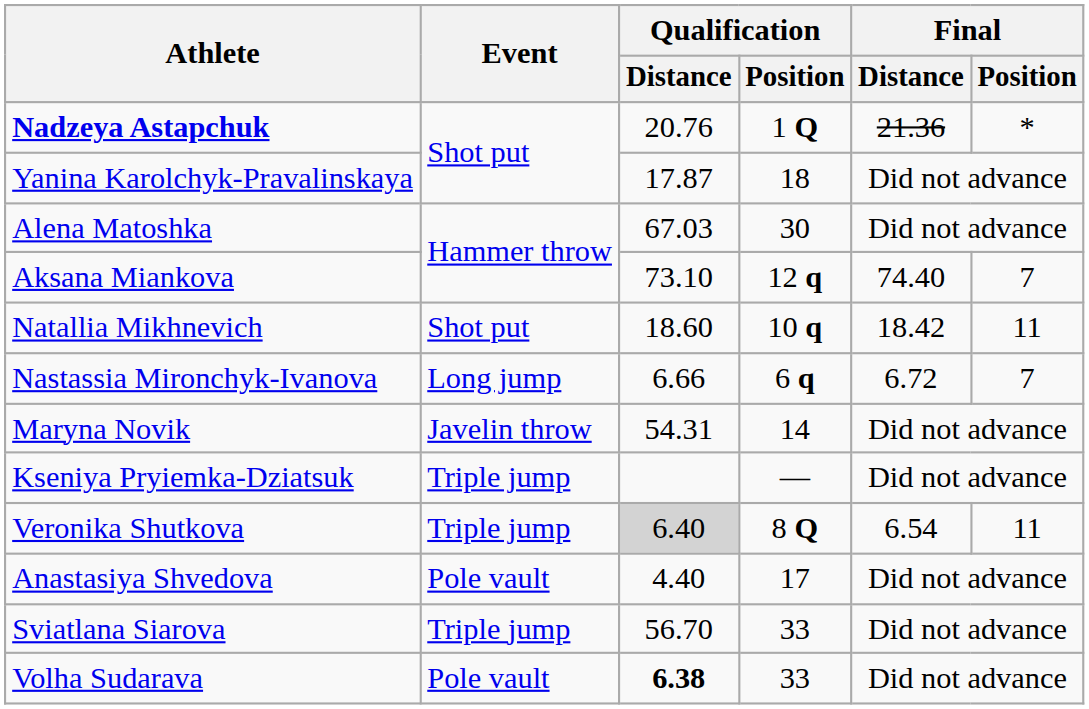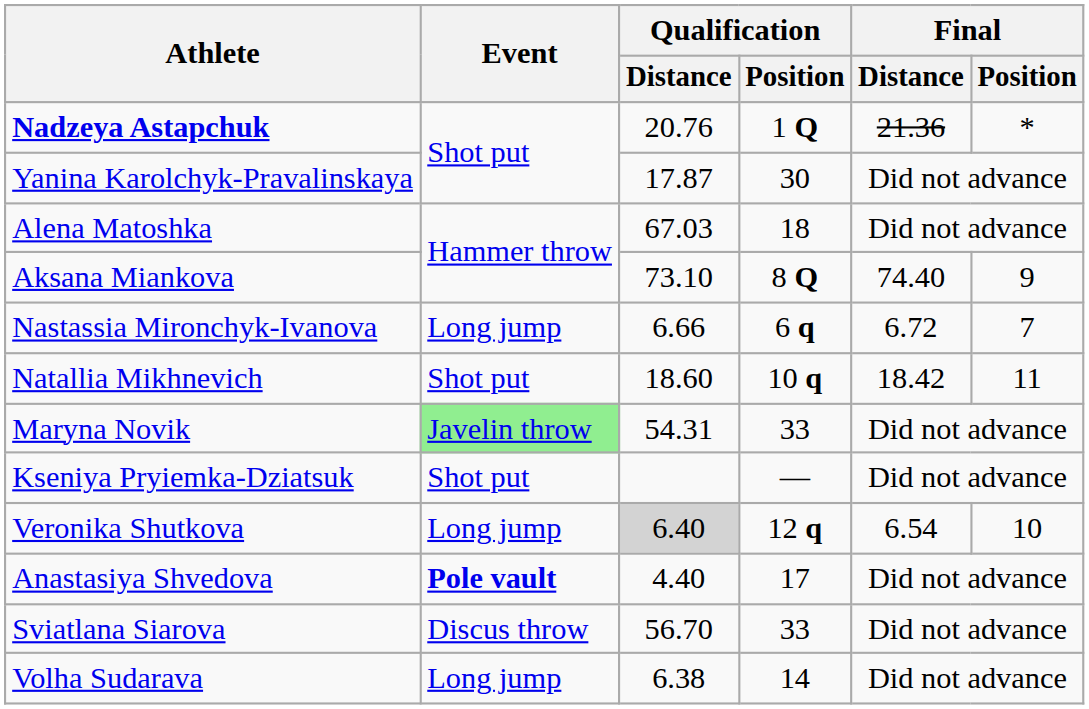(795, 177) 18 -> (795, 177) 30
(795, 227) 30 -> (795, 227) 18
(795, 277) 12 q -> (795, 277) 8 Q
(1027, 277) 7 -> (1027, 277) 9
rows swapped: (137, 327) <-> (195, 378)
(509, 428) no background -> (509, 428) lightgreen background
(795, 428) 14 -> (795, 428) 33
(499, 478) Triple jump -> (478, 478) Shot put
(499, 528) Triple jump -> (494, 528) Long jump
(795, 528) 8 Q -> (795, 528) 12 q
(1027, 528) 11 -> (1027, 528) 10
(488, 578) normal -> (492, 578) bold
(499, 628) Triple jump -> (508, 628) Discus throw
(488, 678) Pole vault -> (494, 678) Long jump
(679, 678) bold -> (679, 678) normal
(795, 678) 33 -> (795, 678) 14
